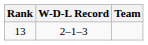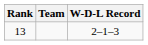columns swapped: (127, 13) <-> (74, 13)
